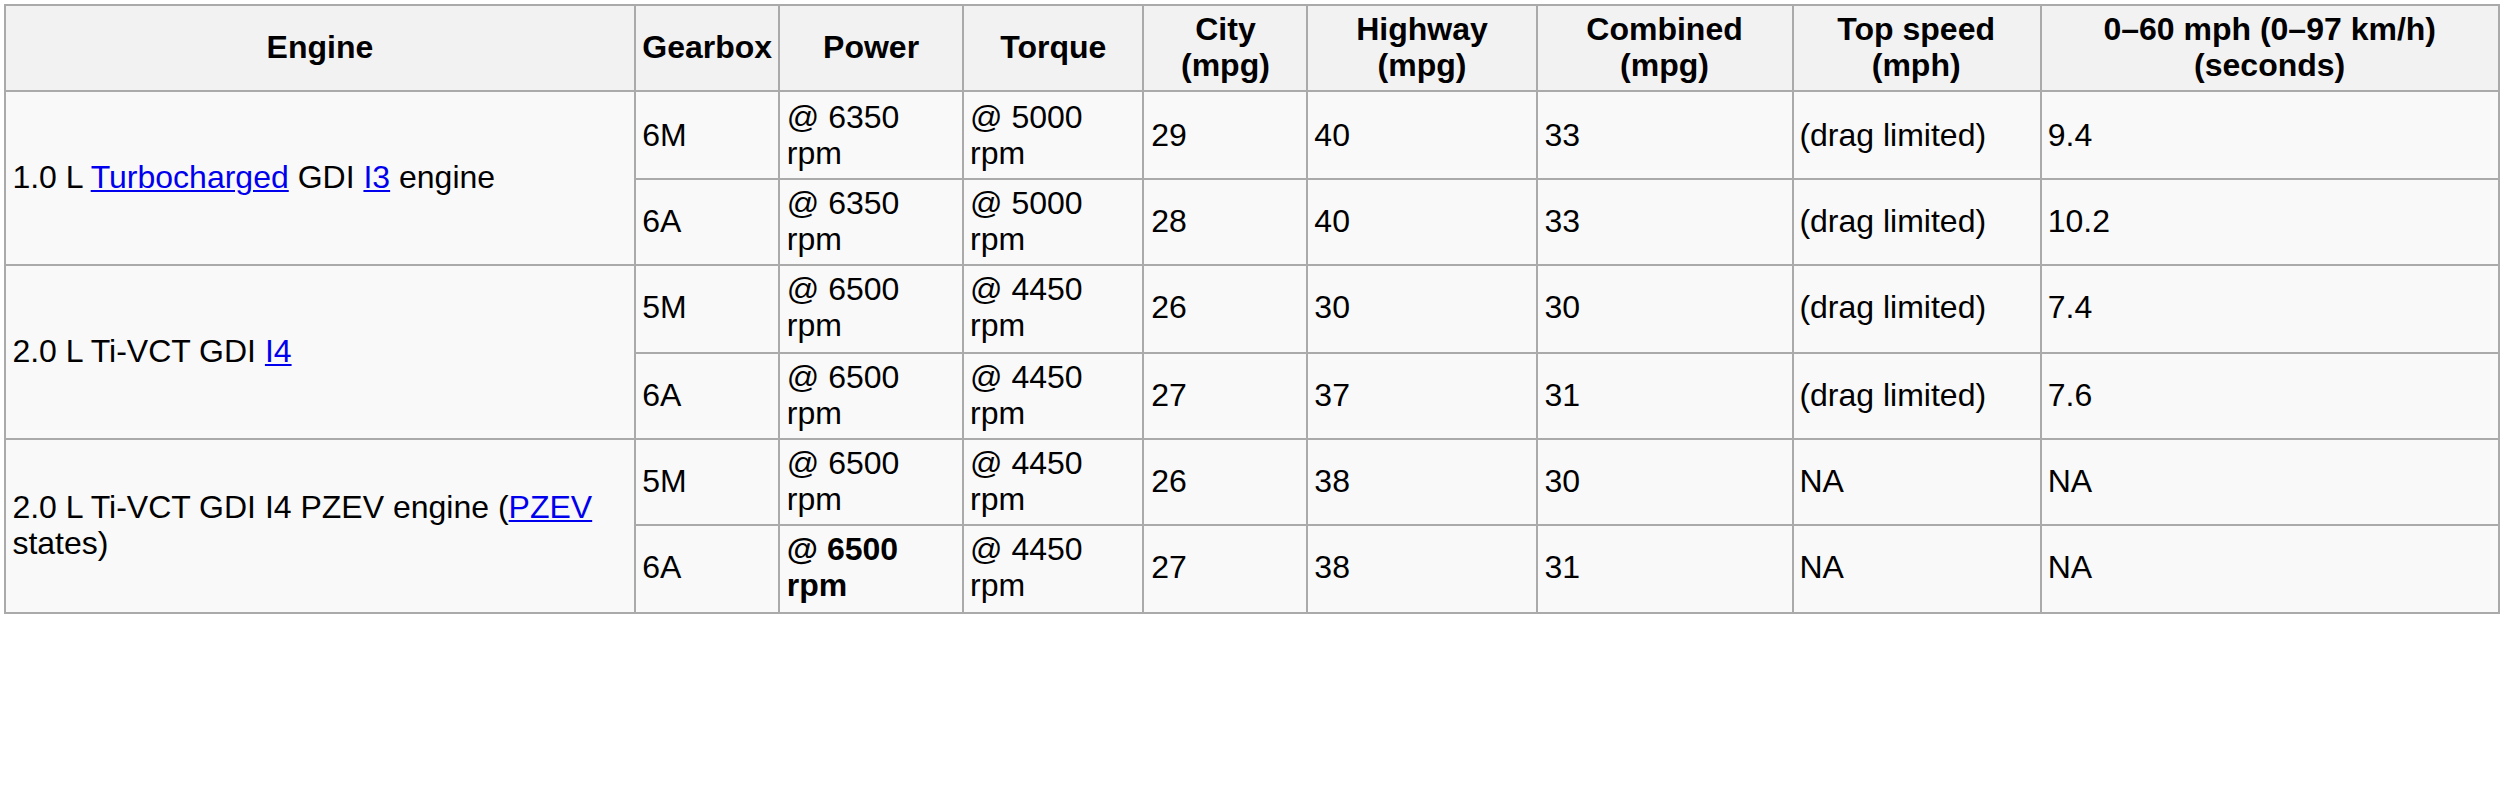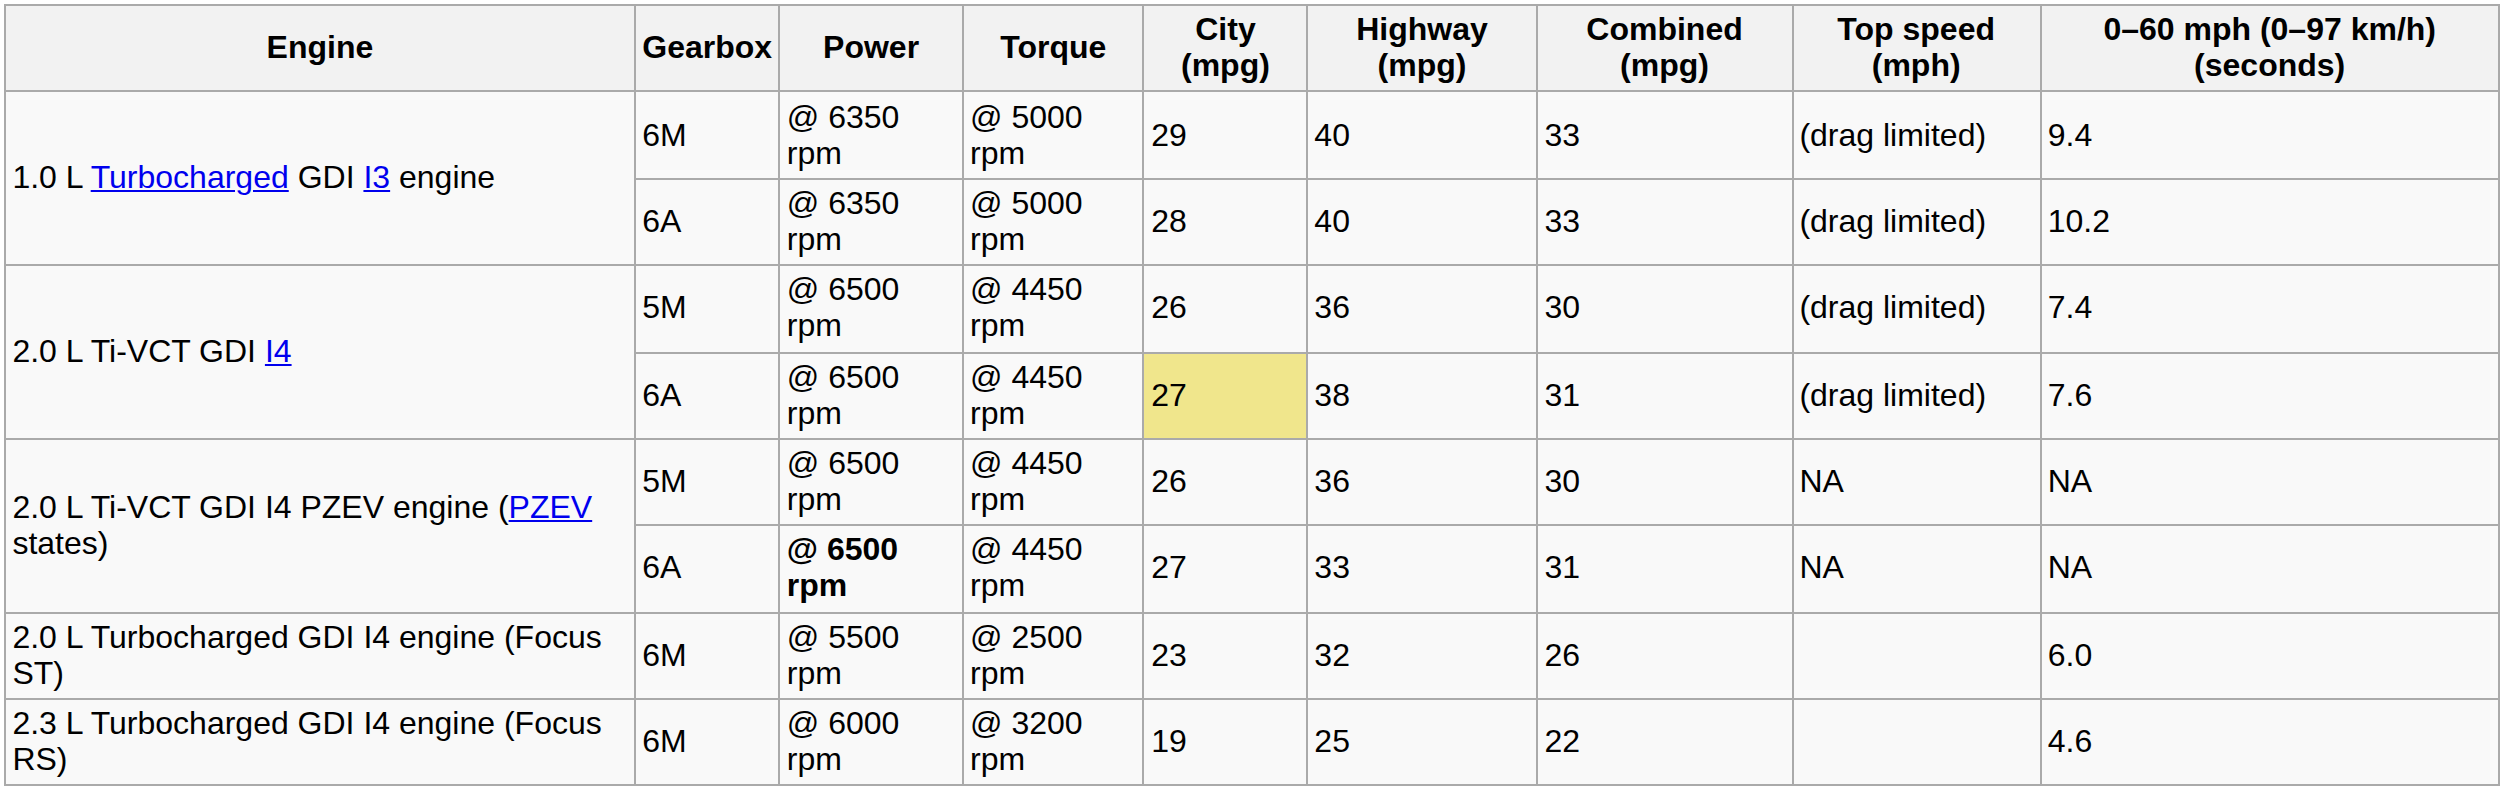(1332, 308) 30 -> (1332, 308) 36
(1169, 394) no background -> (1169, 394) khaki background
(1332, 394) 37 -> (1332, 394) 38
(1332, 481) 38 -> (1332, 481) 36
(1332, 568) 38 -> (1332, 568) 33
+ row: (307, 655)
+ row: (307, 741)
